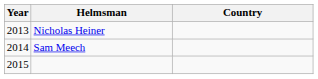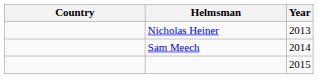columns swapped: (18, 13) <-> (243, 13)
